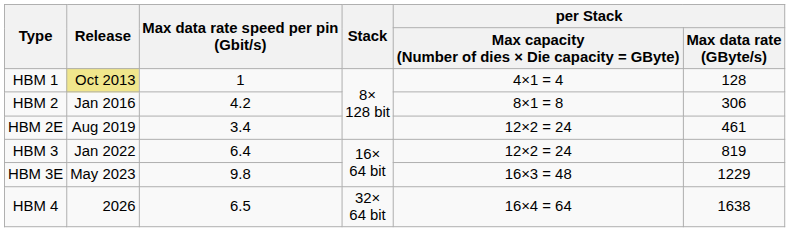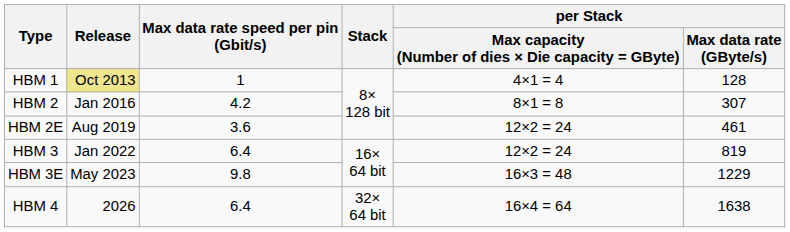(734, 103) 306 -> (734, 103) 307
(240, 127) 3.4 -> (240, 127) 3.6
(240, 206) 6.5 -> (240, 206) 6.4
